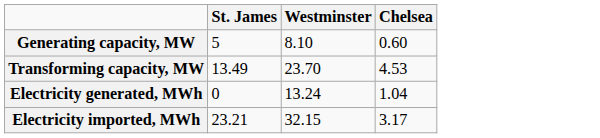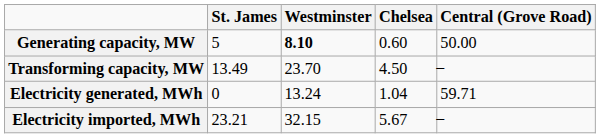+ column: (516, 17)
(299, 42) normal -> (299, 42) bold
(393, 68) 4.53 -> (393, 68) 4.50
(393, 119) 3.17 -> (393, 119) 5.67
